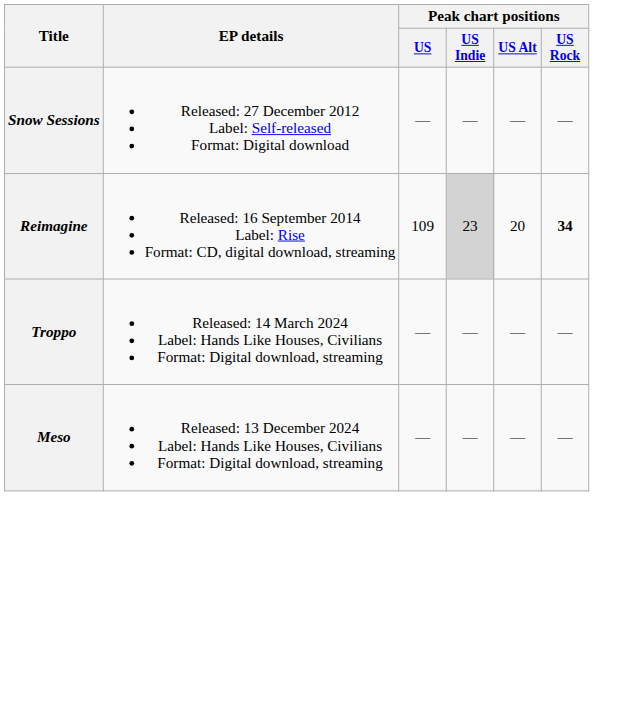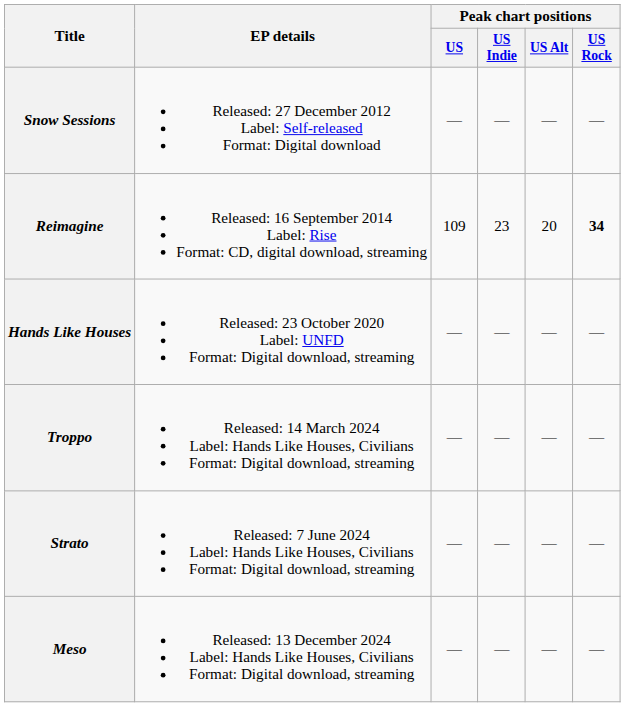(470, 226) lightgrey background -> (502, 226) no background
+ row: (70, 331)
+ row: (70, 543)
